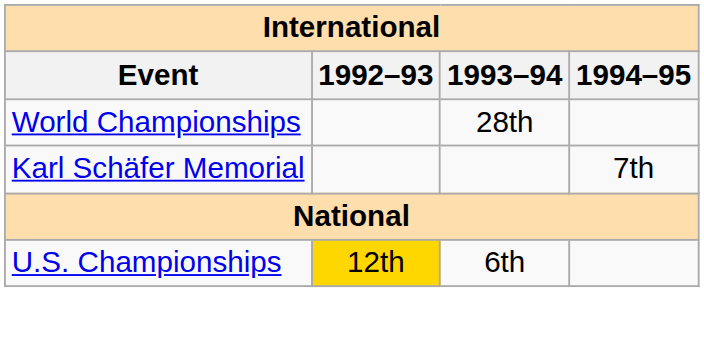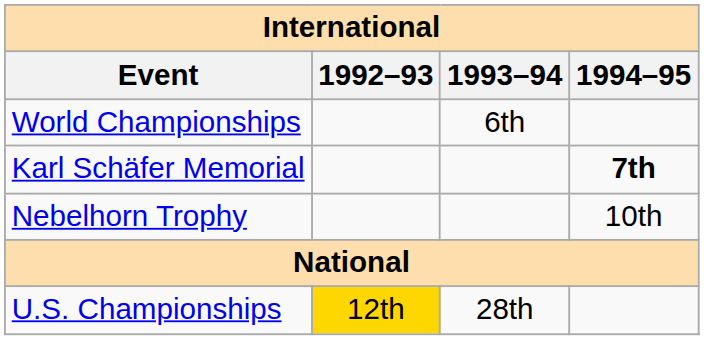(505, 121) 28th -> (505, 121) 6th
(634, 168) normal -> (634, 168) bold
+ row: (129, 215)
(505, 262) 6th -> (505, 309) 28th
